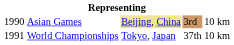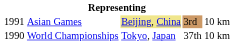(14, 21) 1990 -> (14, 21) 1991
(14, 36) 1991 -> (14, 36) 1990
